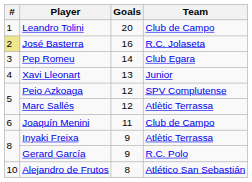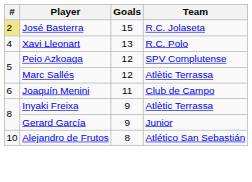- row: (53, 28)
(127, 43) 16 -> (127, 28) 15
- row: (48, 59)
(159, 75) Junior -> (167, 43) R.C. Polo
(167, 153) R.C. Polo -> (159, 122) Junior
